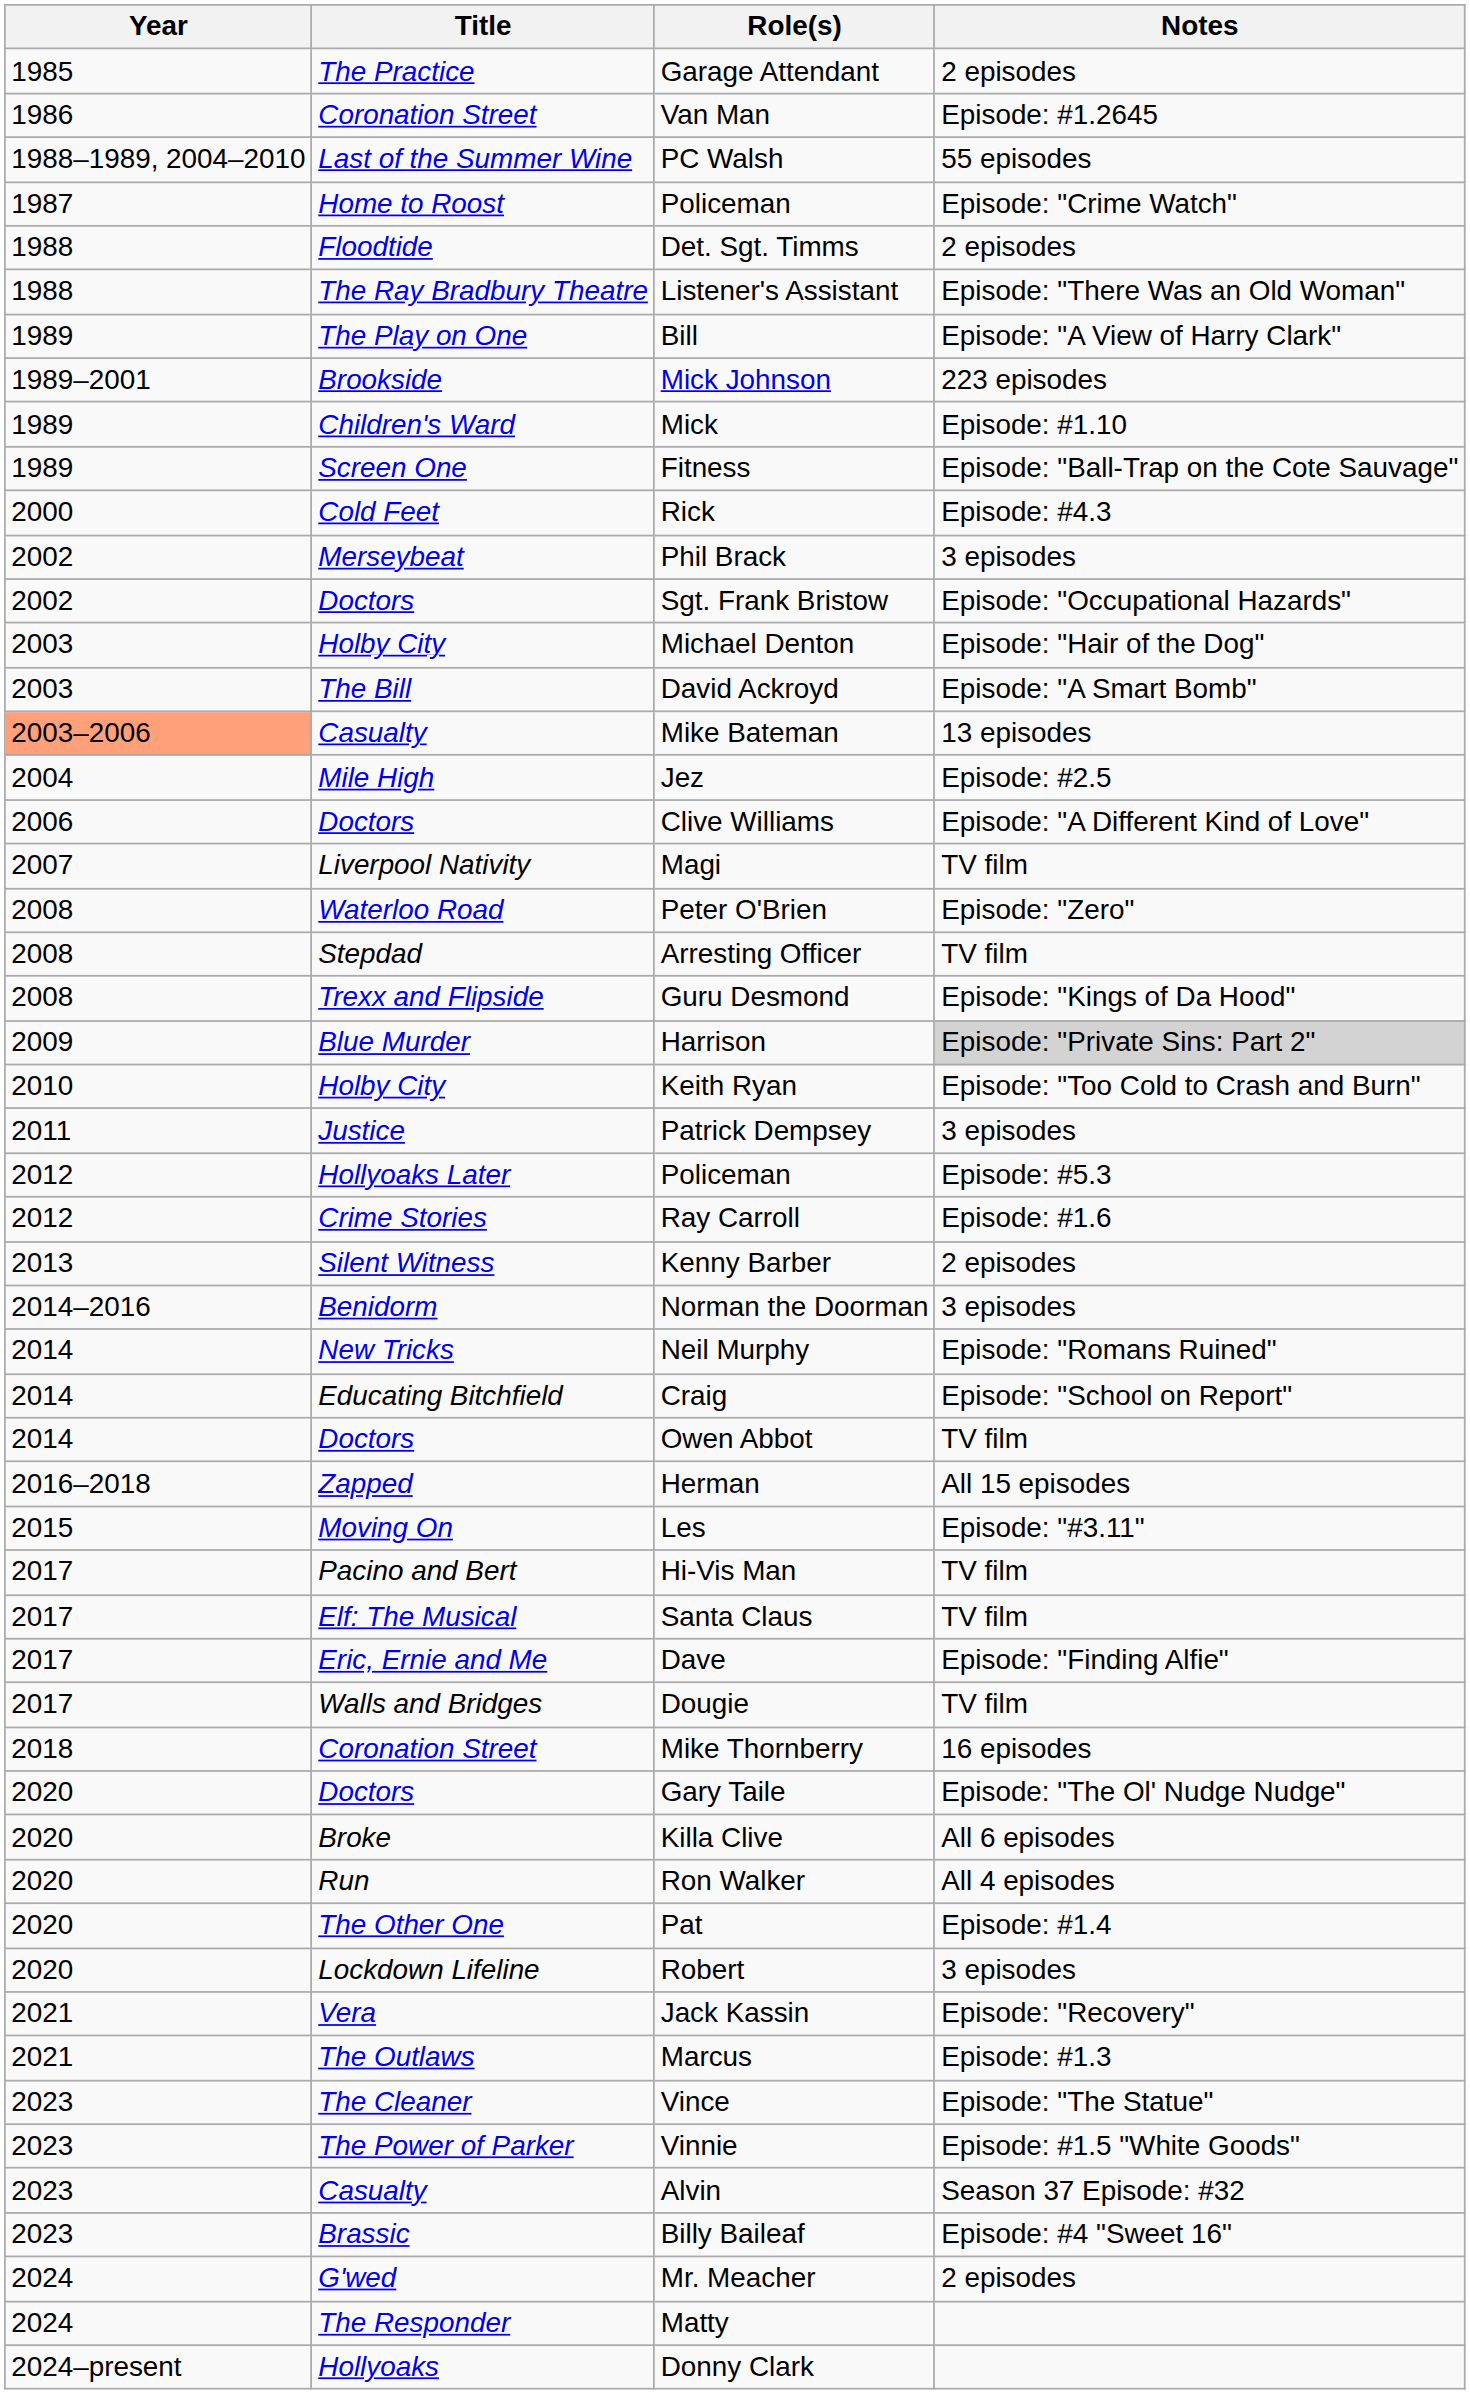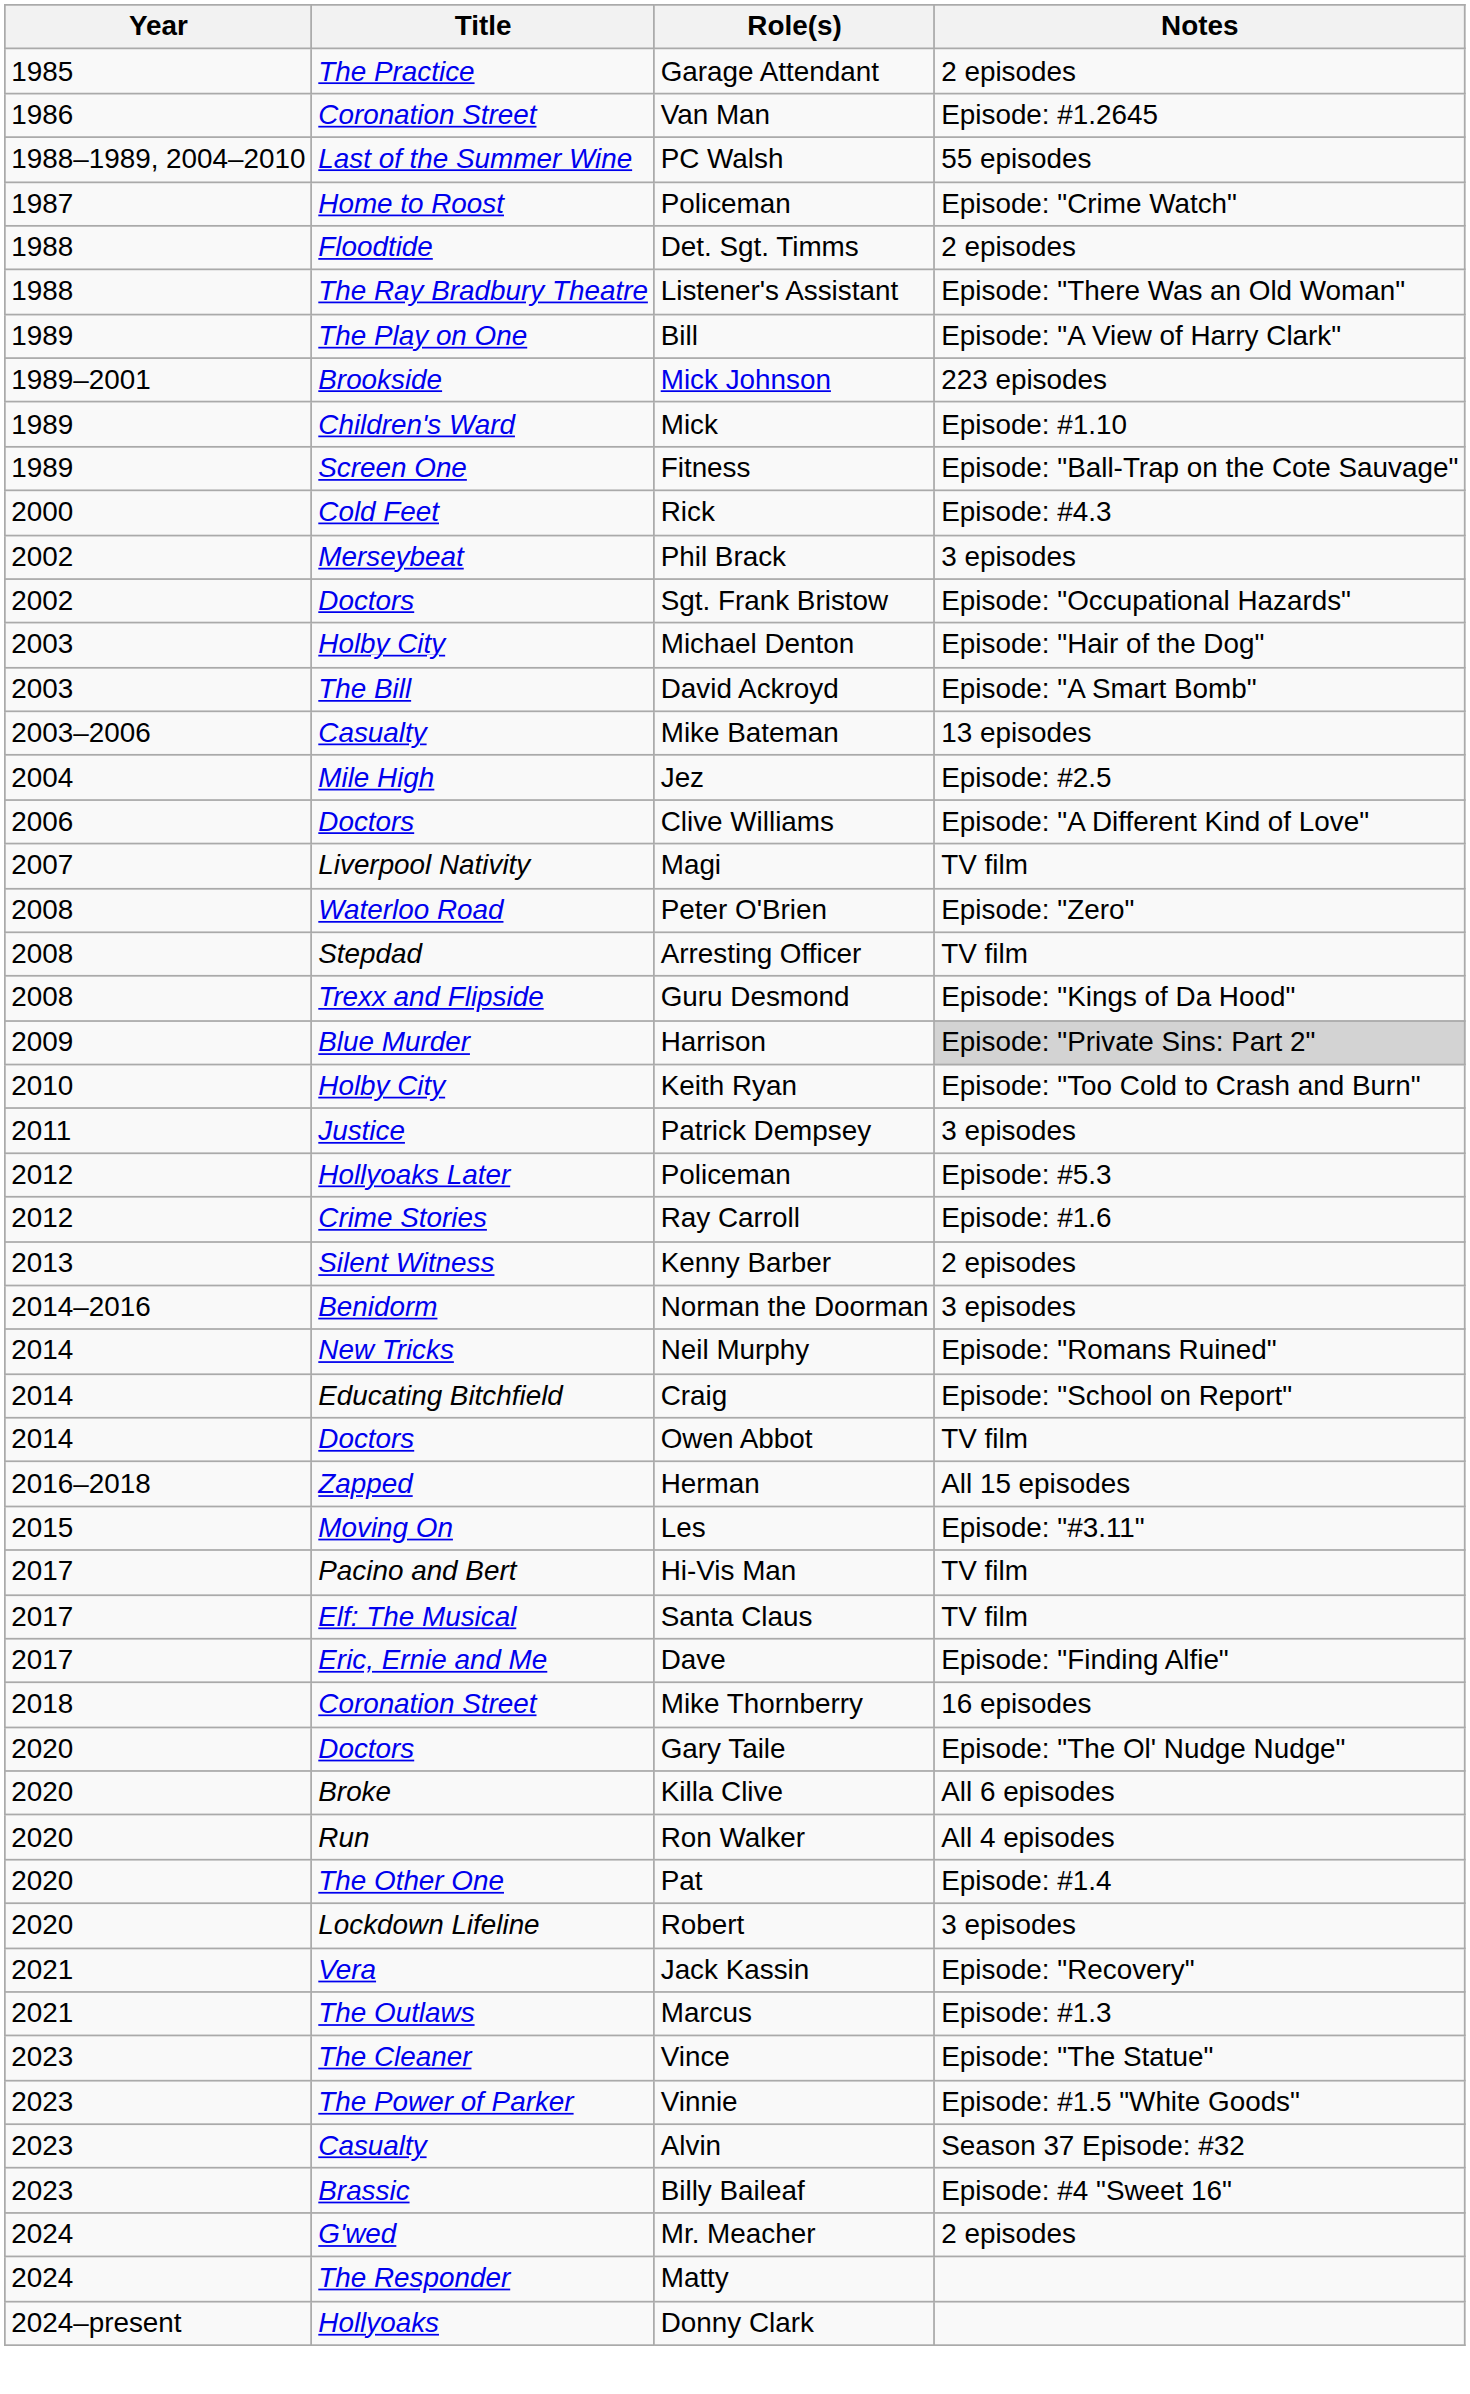(81, 733) lightsalmon background -> (81, 733) no background
- row: (430, 1704)
